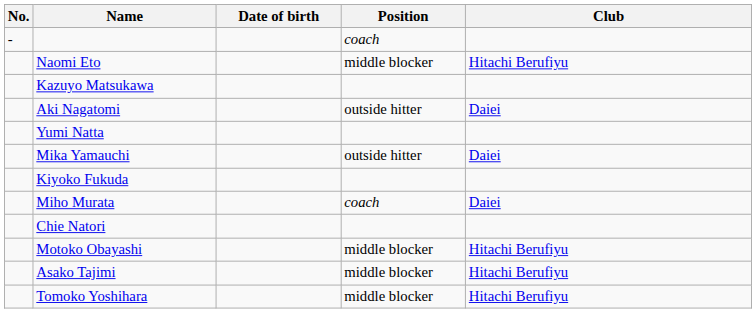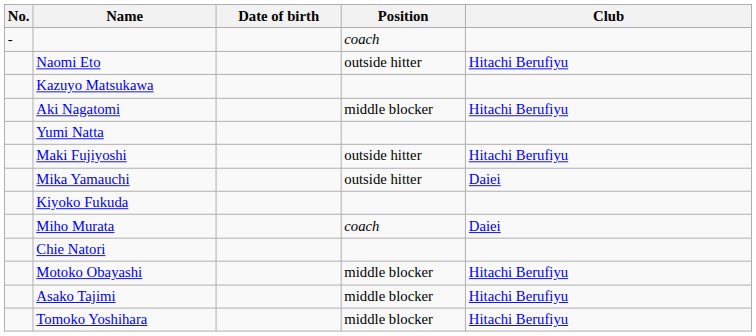(389, 62) middle blocker -> (383, 62) outside hitter
(383, 109) outside hitter -> (389, 109) middle blocker
(485, 109) Daiei -> (518, 109) Hitachi Berufiyu
+ row: (82, 156)
